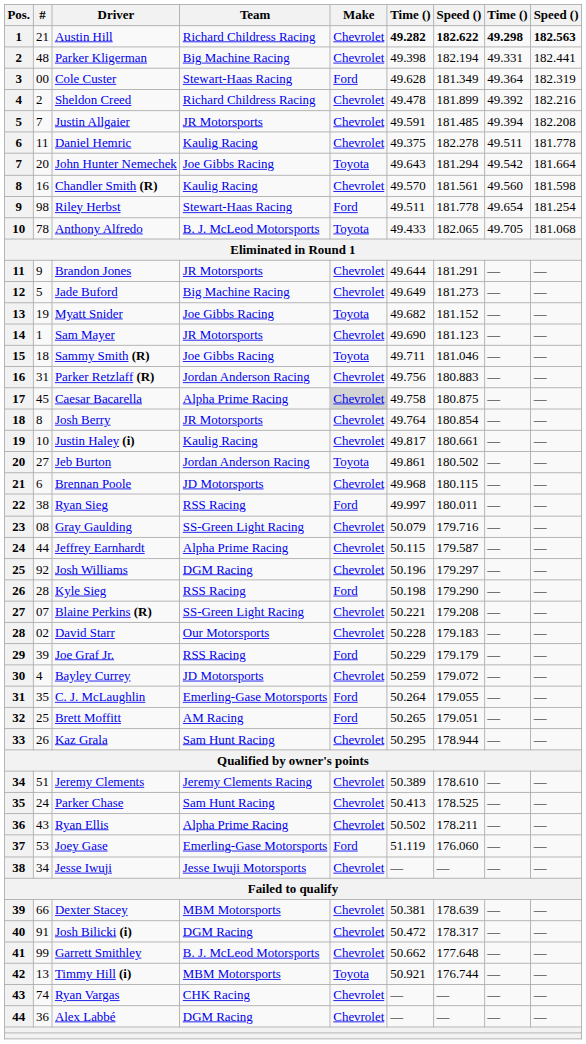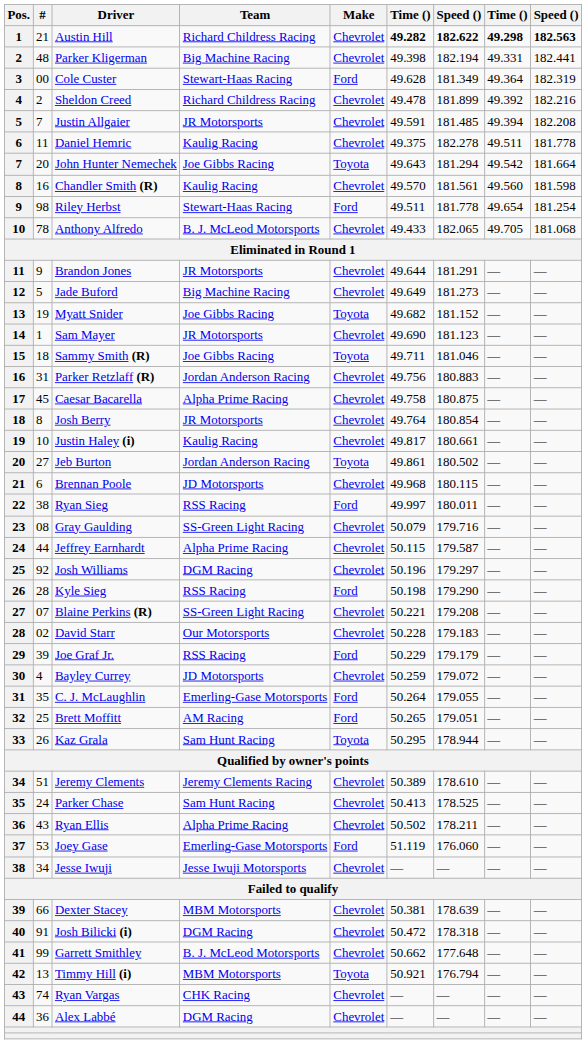(351, 228) Toyota -> (359, 228) Chevrolet
(359, 398) lightgrey background -> (359, 398) no background
(359, 739) Chevrolet -> (351, 739) Toyota
(457, 931) 178.317 -> (457, 931) 178.318
(457, 973) 176.744 -> (457, 973) 176.794
